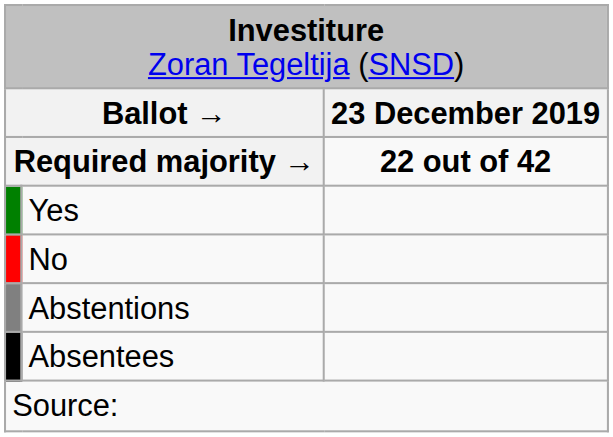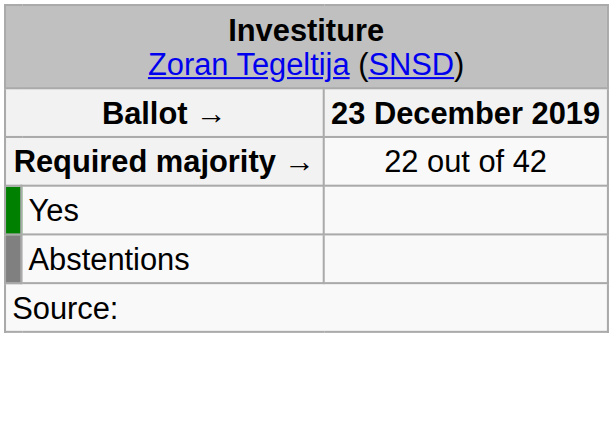(466, 162) bold -> (466, 162) normal
- row: (48, 260)
- row: (101, 357)
